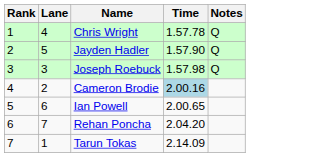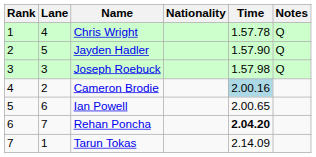+ column: (196, 13)
(186, 124) normal -> (251, 124) bold
